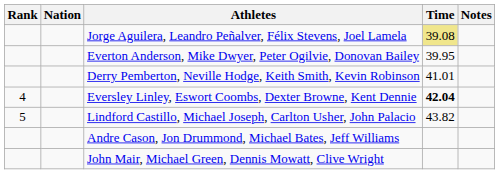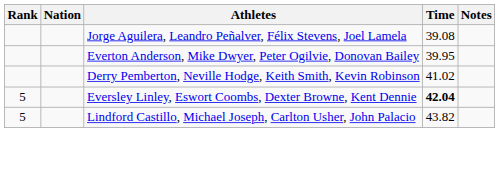(440, 35) khaki background -> (440, 35) no background
(440, 76) 41.01 -> (440, 76) 41.02
(23, 96) 4 -> (23, 96) 5
- row: (243, 138)
- row: (235, 158)
